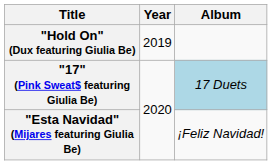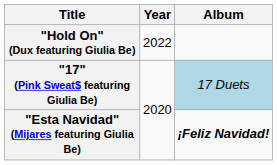(157, 42) 2019 -> (157, 42) 2022
(221, 134) normal -> (223, 134) bold
